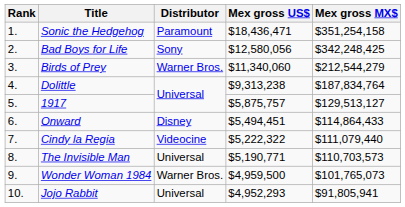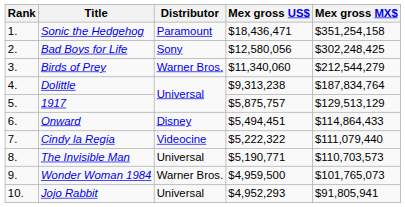(350, 49) $342,248,425 -> (350, 49) $302,248,425
(350, 103) $129,513,127 -> (350, 103) $129,513,129
